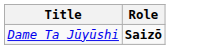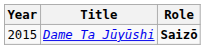+ column: (22, 15)
